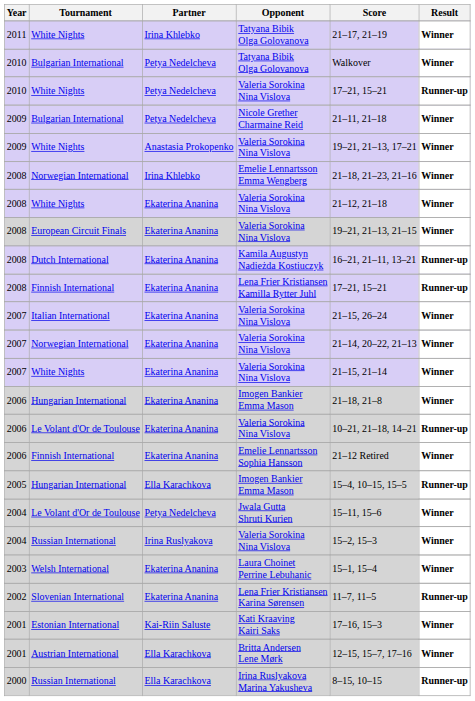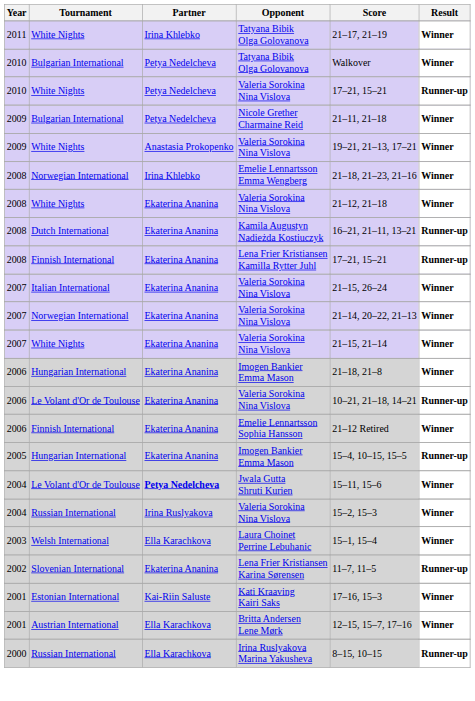- row: (17, 232)
(178, 485) Ella Karachkova -> (181, 457) Ekaterina Ananina
(180, 513) normal -> (182, 485) bold
(181, 569) Ekaterina Ananina -> (178, 541) Ella Karachkova
